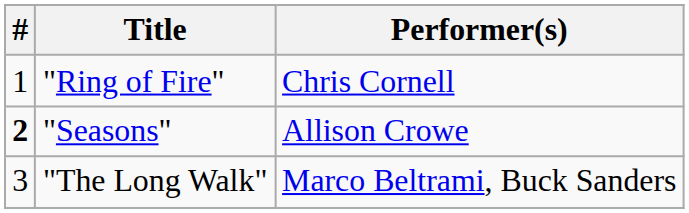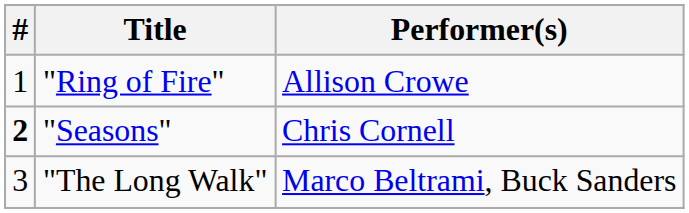(368, 80) Chris Cornell -> (375, 80) Allison Crowe
(375, 130) Allison Crowe -> (368, 130) Chris Cornell
